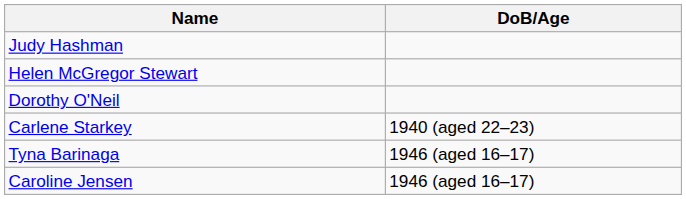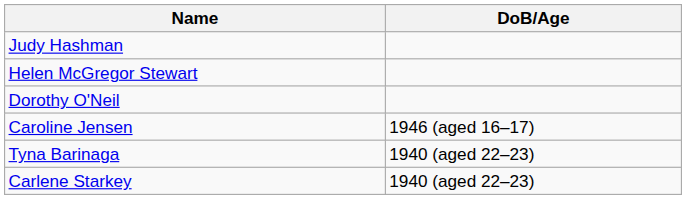rows swapped: (70, 127) <-> (71, 181)
(462, 154) 1946 (aged 16–17) -> (462, 154) 1940 (aged 22–23)
